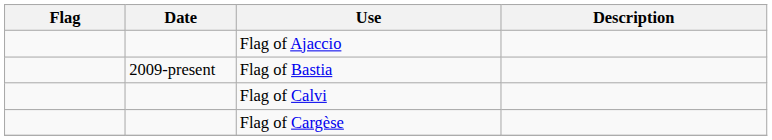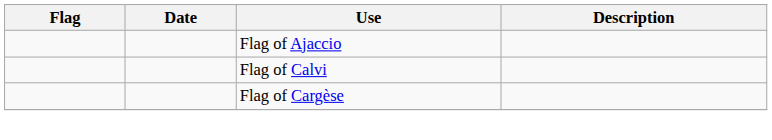- row: (286, 69)
